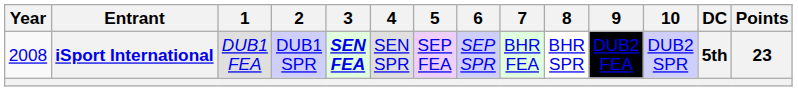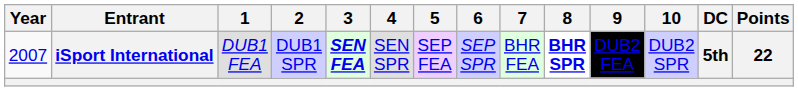(28, 55) 2008 -> (28, 55) 2007
(567, 55) normal -> (567, 55) bold
(762, 55) 23 -> (763, 55) 22
